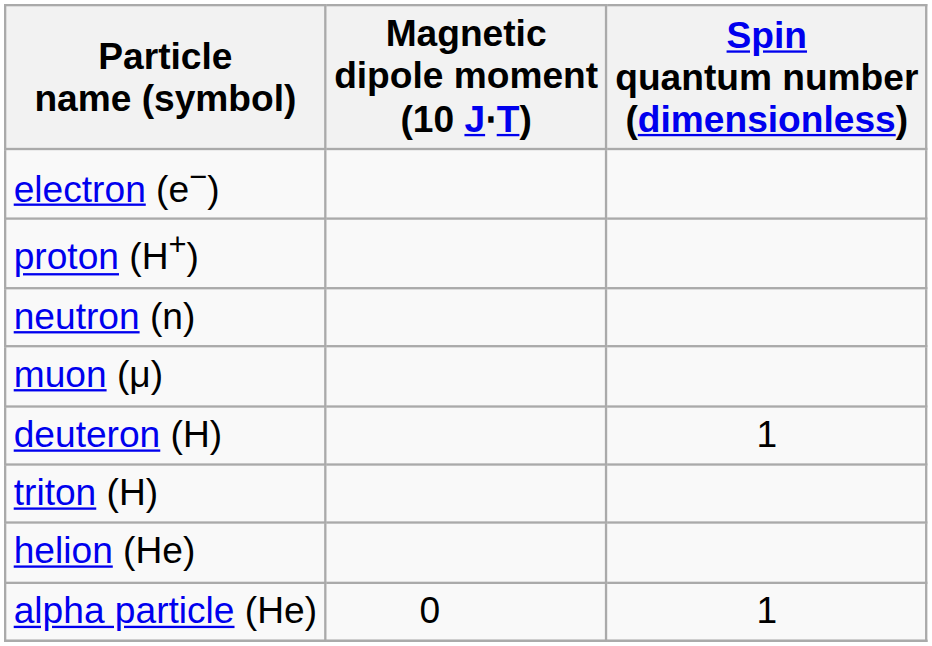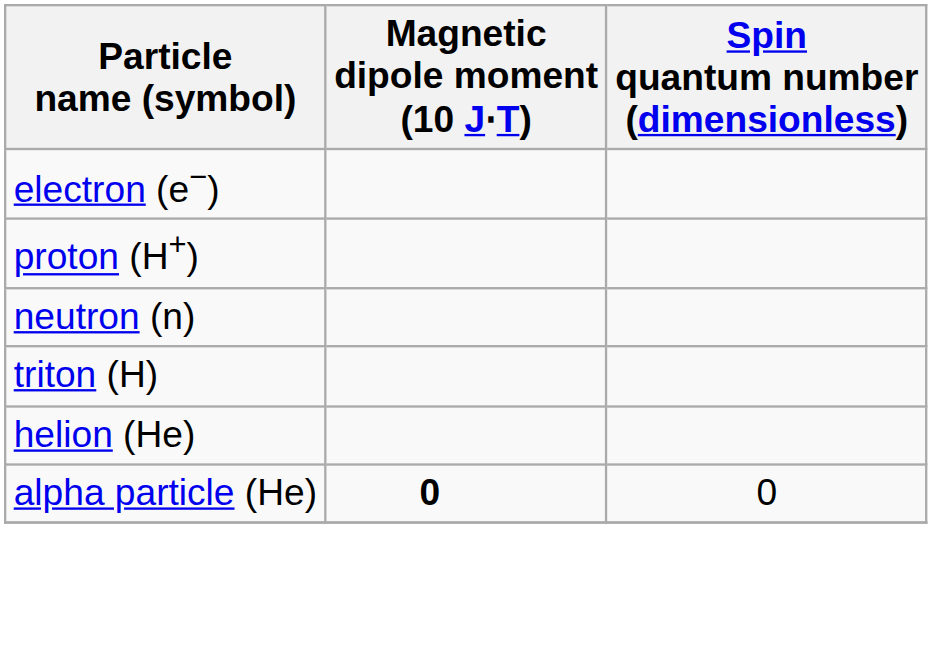- row: (88, 375)
- row: (118, 434)
(430, 610) normal -> (430, 493) bold
(767, 610) 1 -> (767, 493) 0
